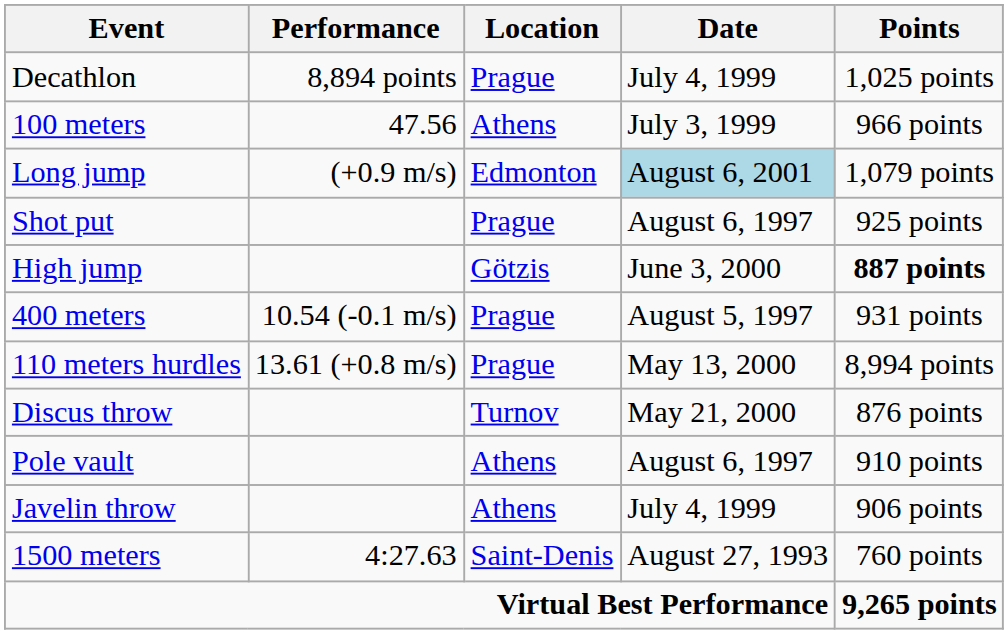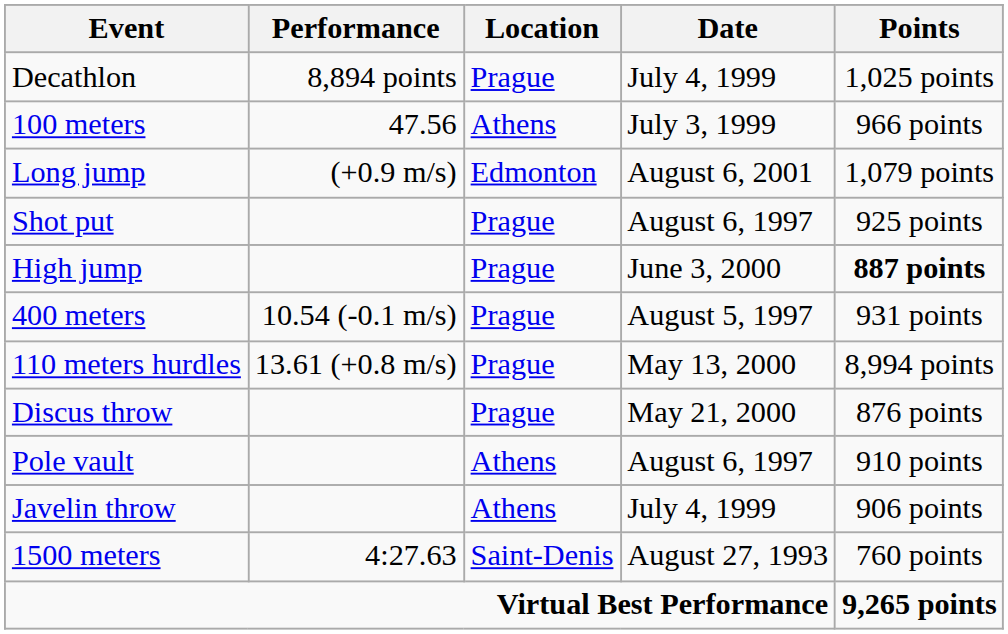(720, 172) lightblue background -> (720, 172) no background
(510, 268) Götzis -> (513, 268) Prague
(515, 412) Turnov -> (513, 412) Prague
